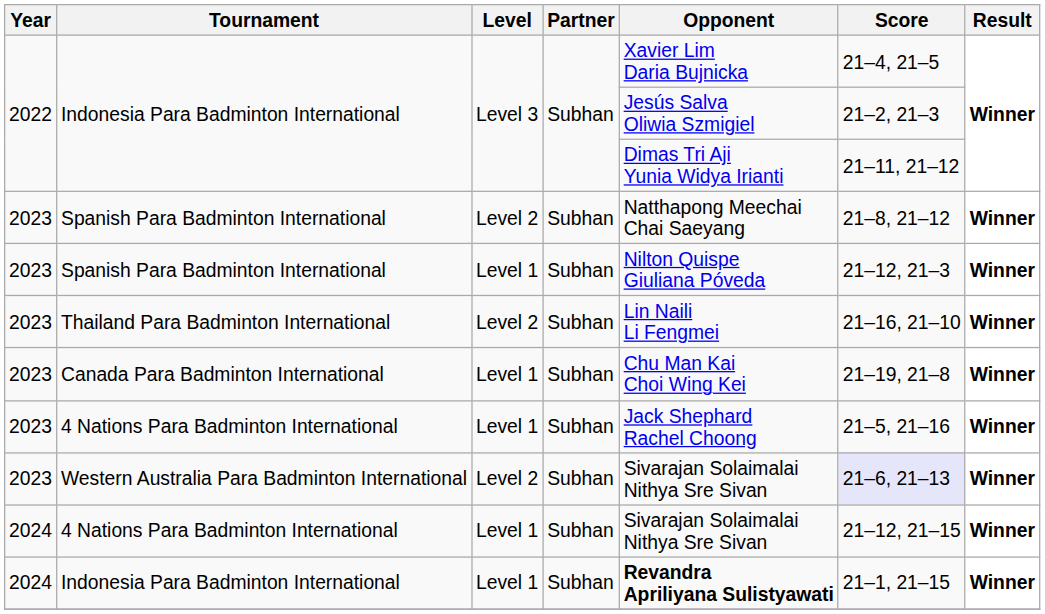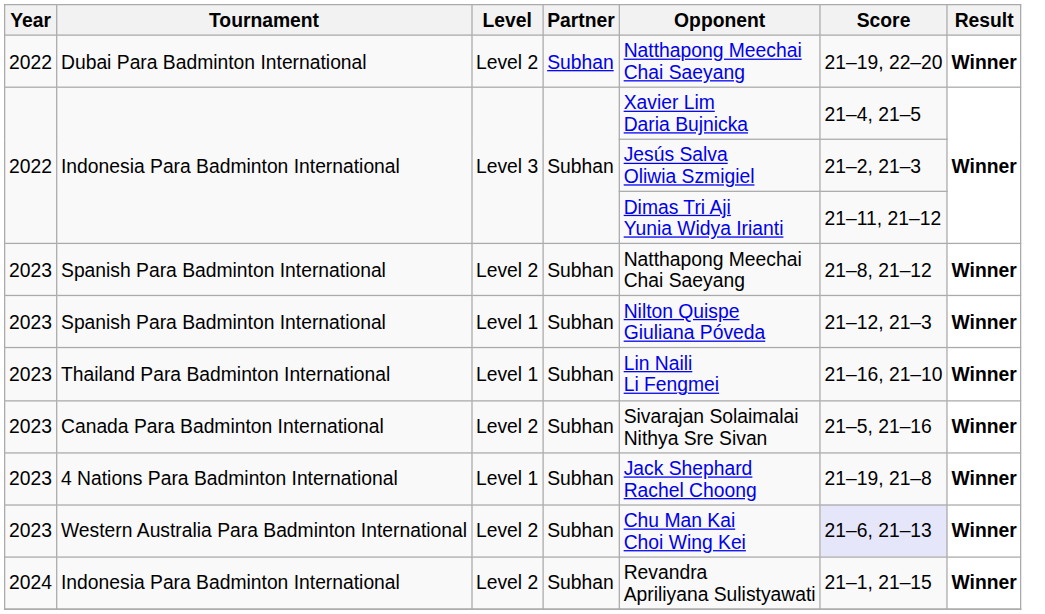+ row: (31, 61)
(507, 322) Level 2 -> (507, 374) Level 1
(507, 374) Level 1 -> (507, 427) Level 2
(685, 374) Chu Man Kai Choi Wing Kei -> (711, 427) Sivarajan Solaimalai Nithya Sre Sivan
(896, 374) 21–19, 21–8 -> (878, 427) 21–5, 21–16
(896, 427) 21–5, 21–16 -> (878, 479) 21–19, 21–8
(711, 479) Sivarajan Solaimalai Nithya Sre Sivan -> (685, 531) Chu Man Kai Choi Wing Kei
- row: (31, 531)
(507, 583) Level 1 -> (507, 583) Level 2
(729, 583) bold -> (720, 583) normal
